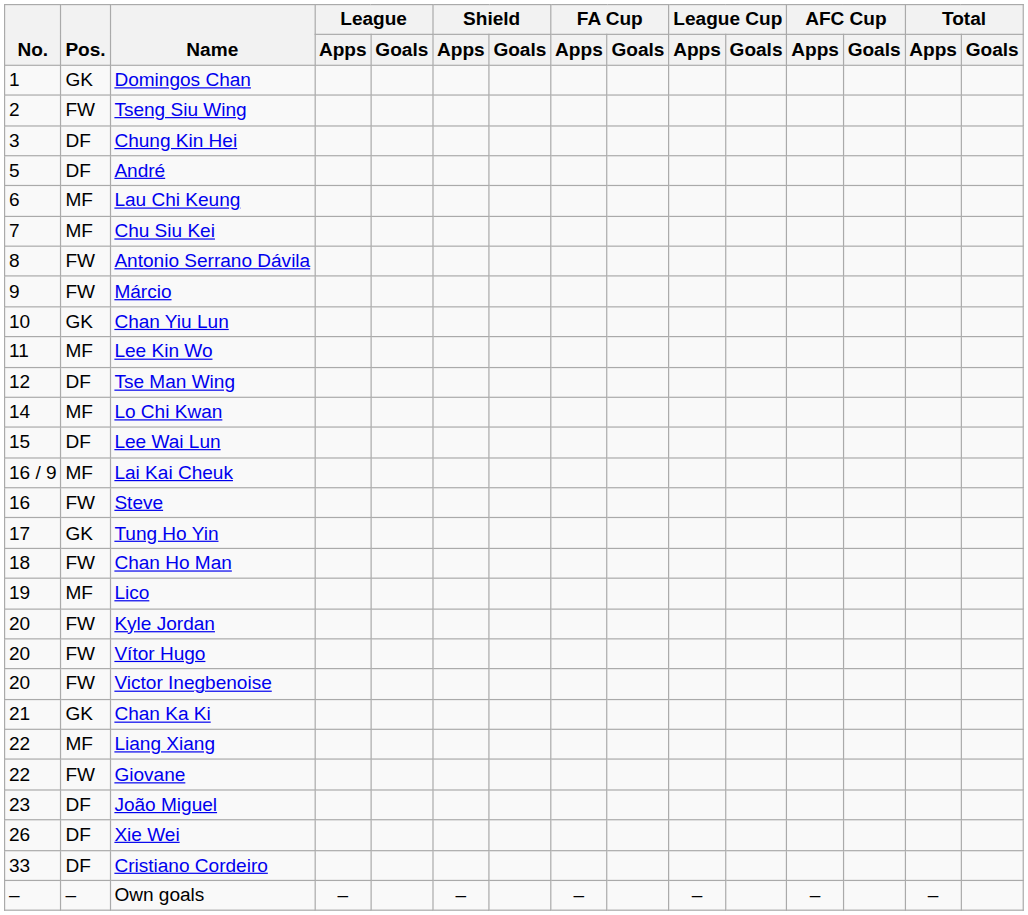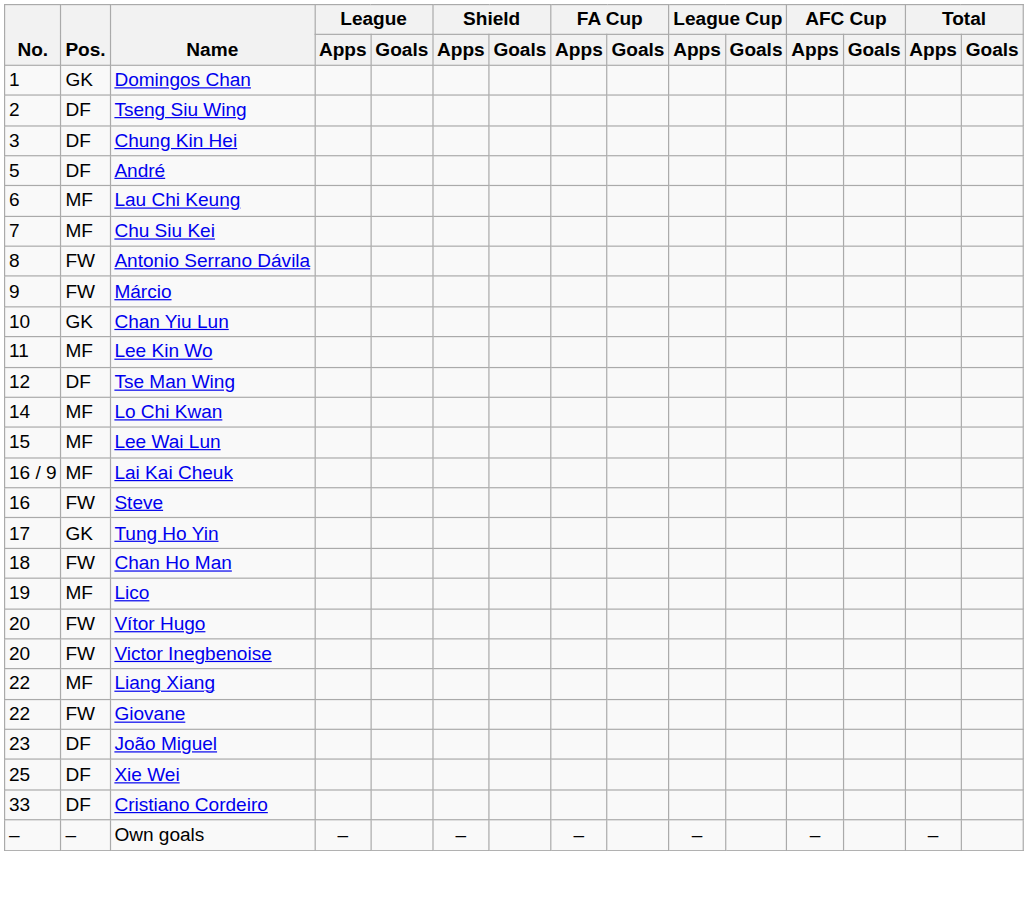(80, 110) FW -> (78, 110) DF
(78, 442) DF -> (79, 442) MF
- row: (165, 623)
- row: (163, 714)
(20, 834) 26 -> (20, 774) 25
